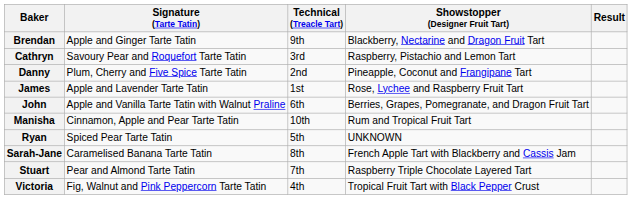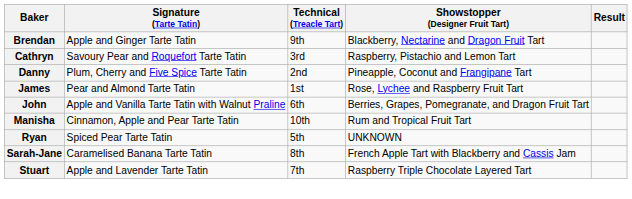(137, 89) Apple and Lavender Tarte Tatin -> (131, 89) Pear and Almond Tarte Tatin
(131, 170) Pear and Almond Tarte Tatin -> (137, 170) Apple and Lavender Tarte Tatin
- row: (34, 186)
